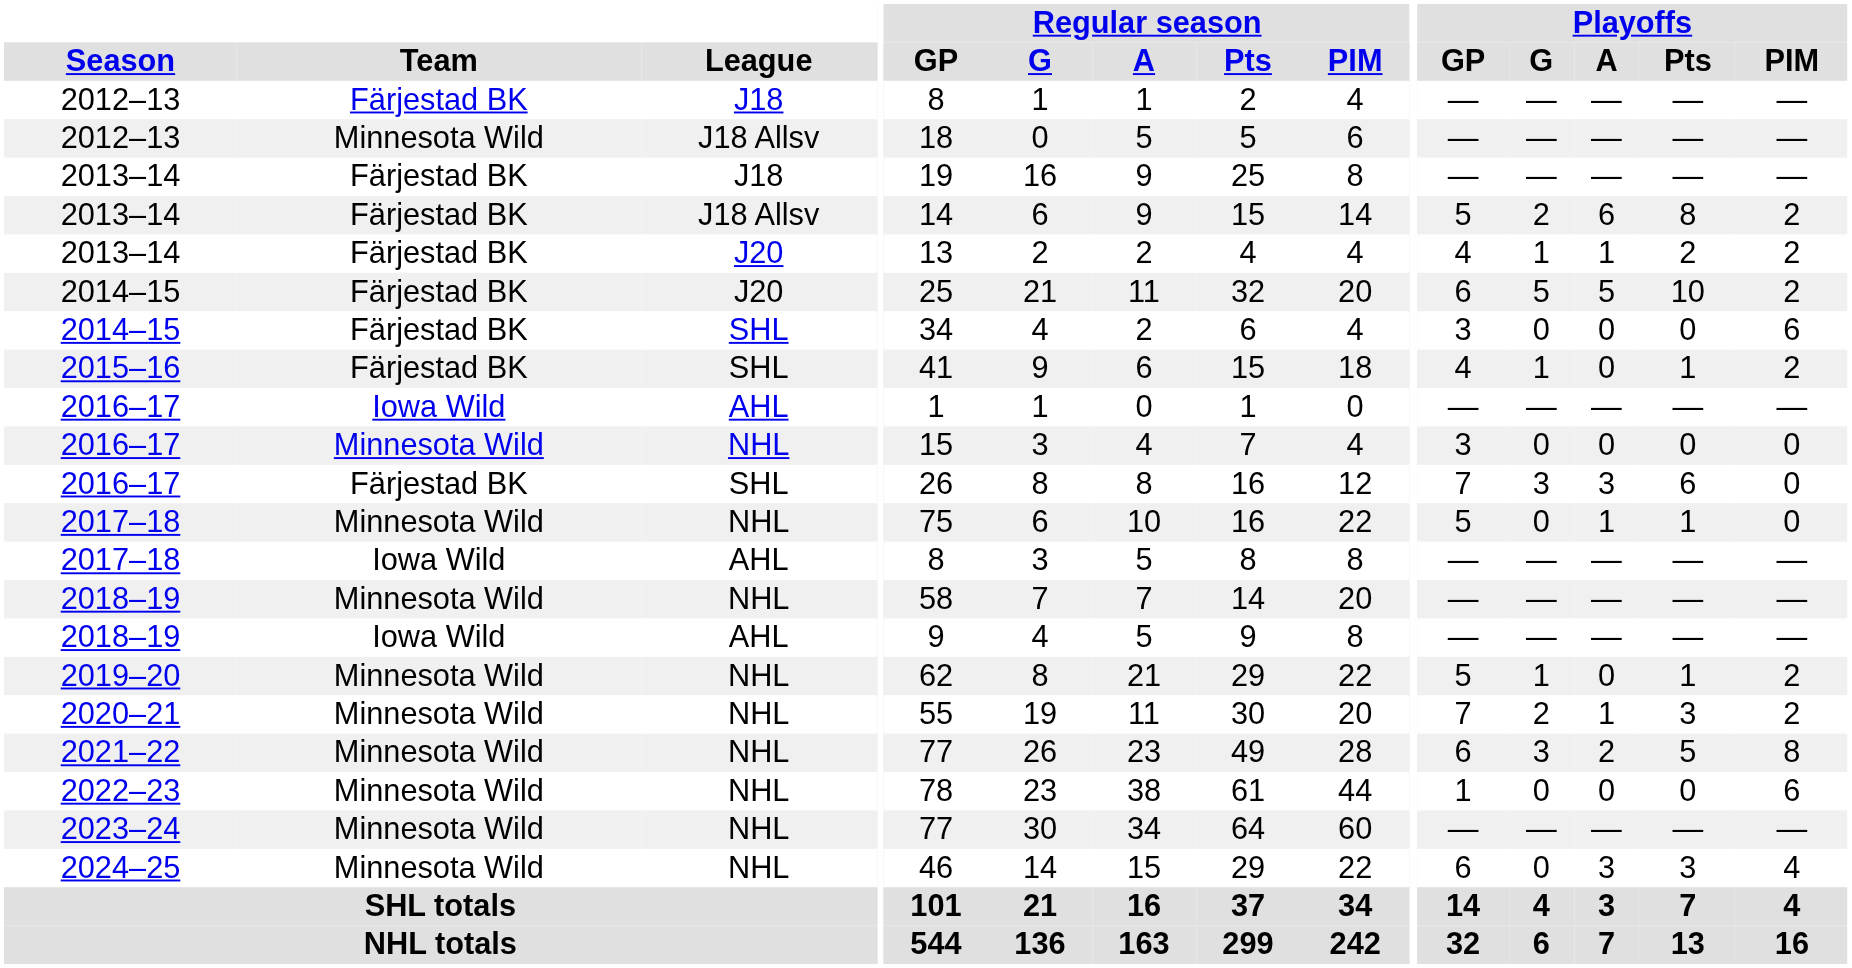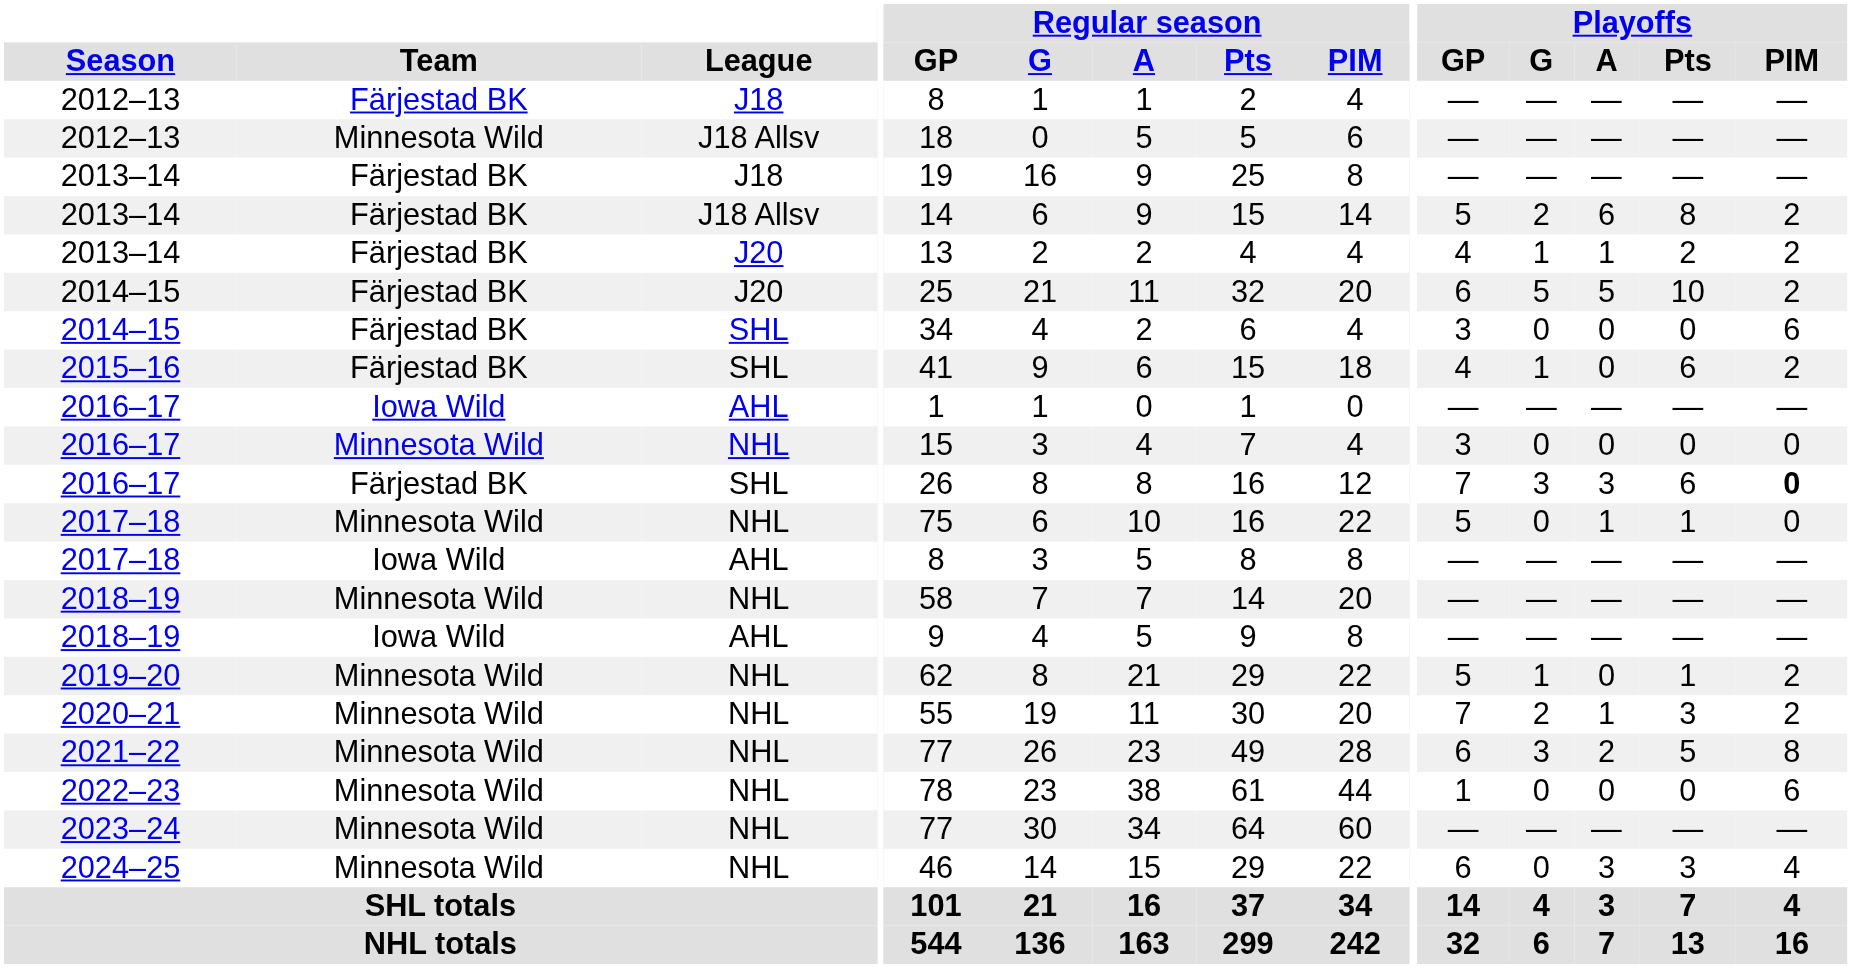(1688, 368) 1 -> (1688, 368) 6
(1792, 483) normal -> (1792, 483) bold
